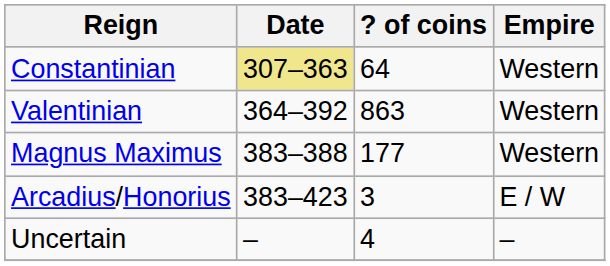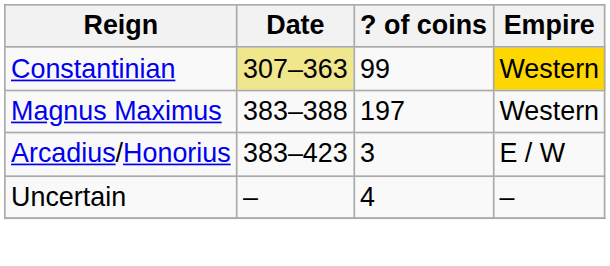(375, 68) 64 -> (375, 68) 99
(549, 68) no background -> (549, 68) gold background
- row: (77, 111)
(383, 153) 177 -> (383, 111) 197
